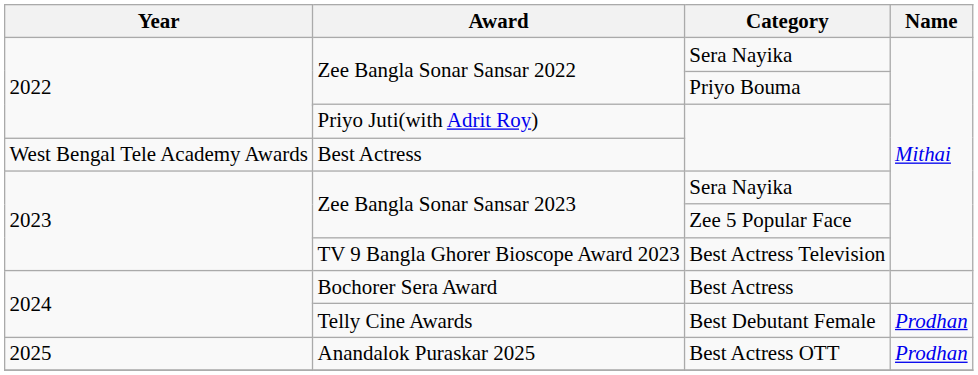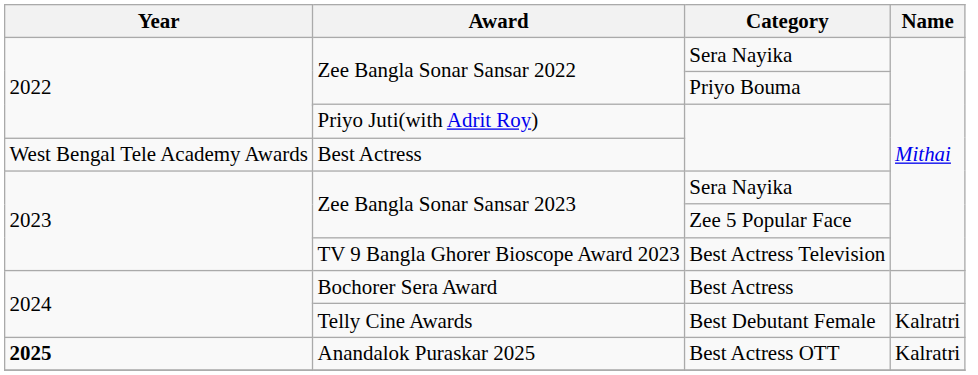(931, 320) Prodhan -> (928, 320) Kalratri
(30, 353) normal -> (30, 353) bold
(931, 353) Prodhan -> (928, 353) Kalratri
